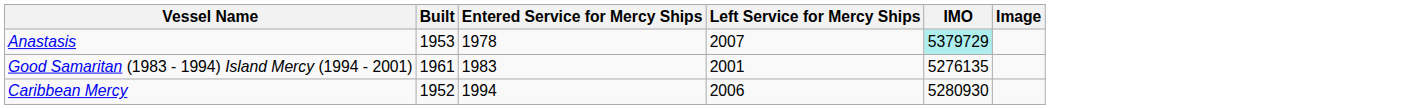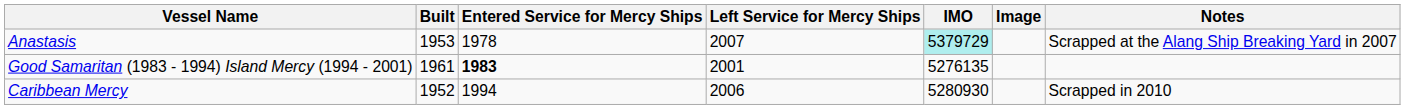+ column: (1223, 16)
(479, 66) normal -> (479, 66) bold
